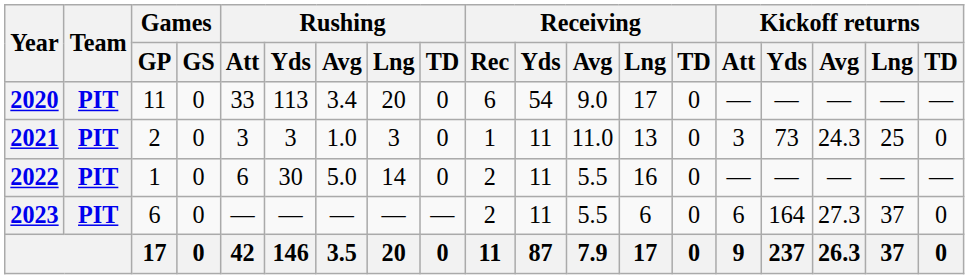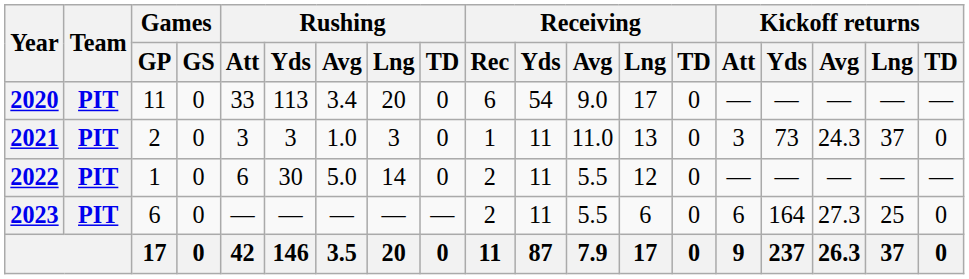(892, 138) 25 -> (892, 138) 37
(645, 176) 16 -> (645, 176) 12
(892, 215) 37 -> (892, 215) 25
